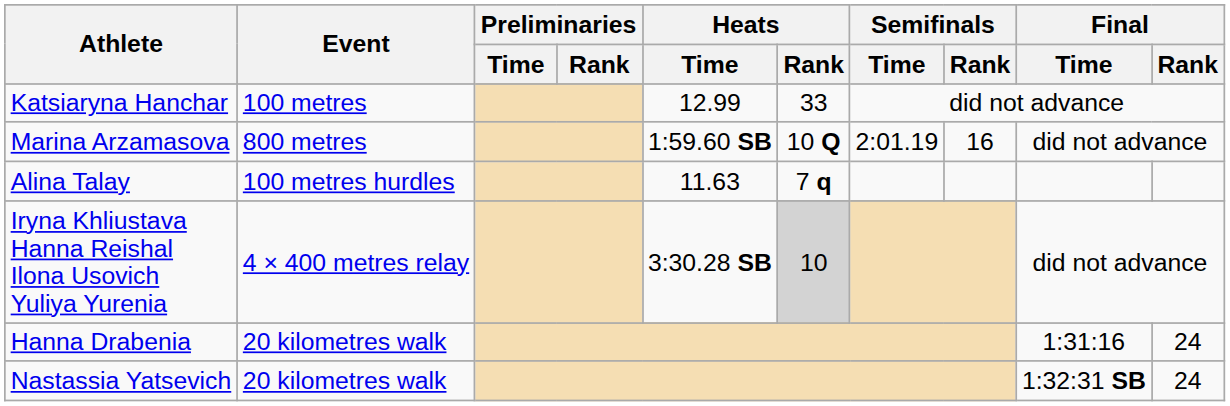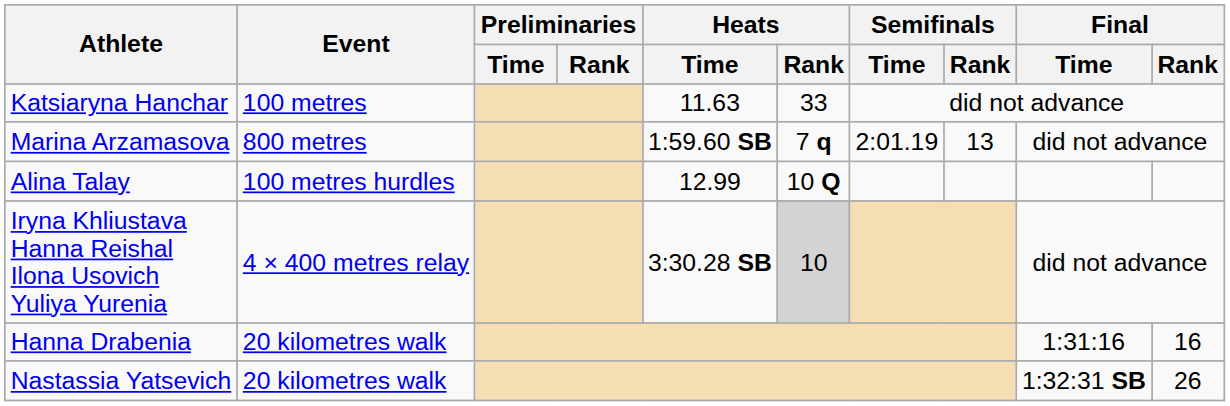(710, 103) 12.99 -> (710, 103) 11.63
(814, 142) 10 Q -> (814, 142) 7 q
(980, 142) 16 -> (980, 142) 13
(710, 181) 11.63 -> (710, 181) 12.99
(814, 181) 7 q -> (814, 181) 10 Q
(1188, 342) 24 -> (1188, 342) 16
(1188, 381) 24 -> (1188, 381) 26
